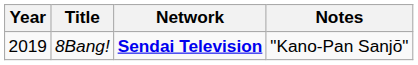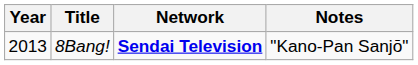(28, 45) 2019 -> (28, 45) 2013
